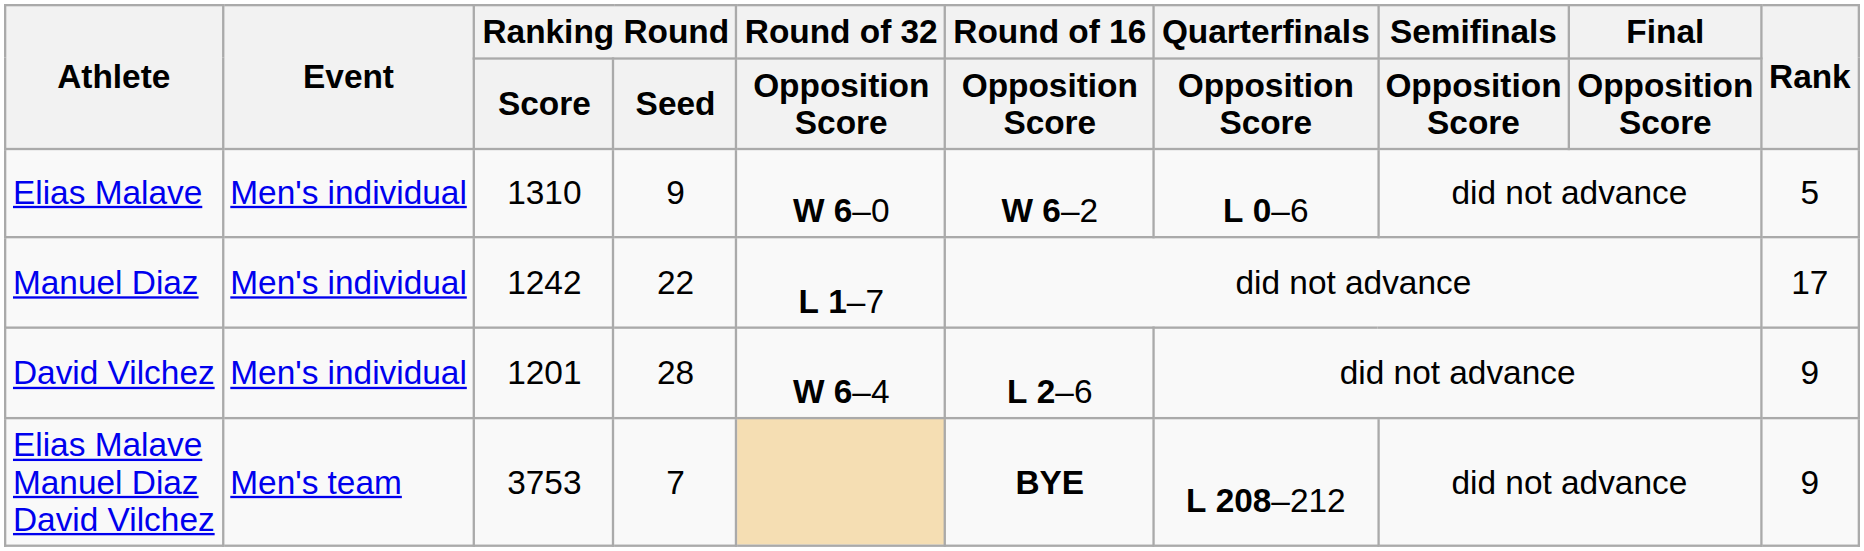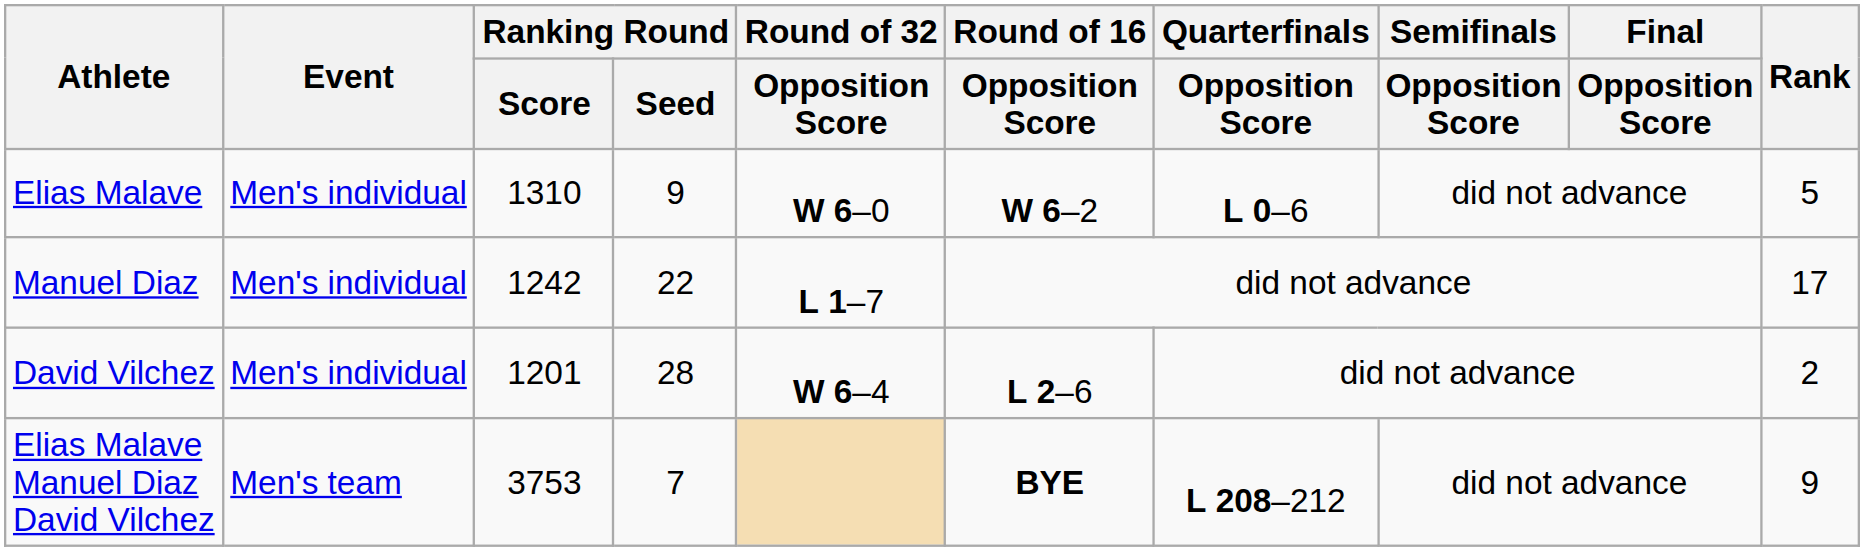(1810, 373) 9 -> (1810, 373) 2
